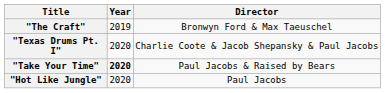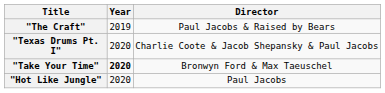(257, 26) Bronwyn Ford & Max Taeuschel -> (257, 26) Paul Jacobs & Raised by Bears
(257, 66) Paul Jacobs & Raised by Bears -> (257, 66) Bronwyn Ford & Max Taeuschel
